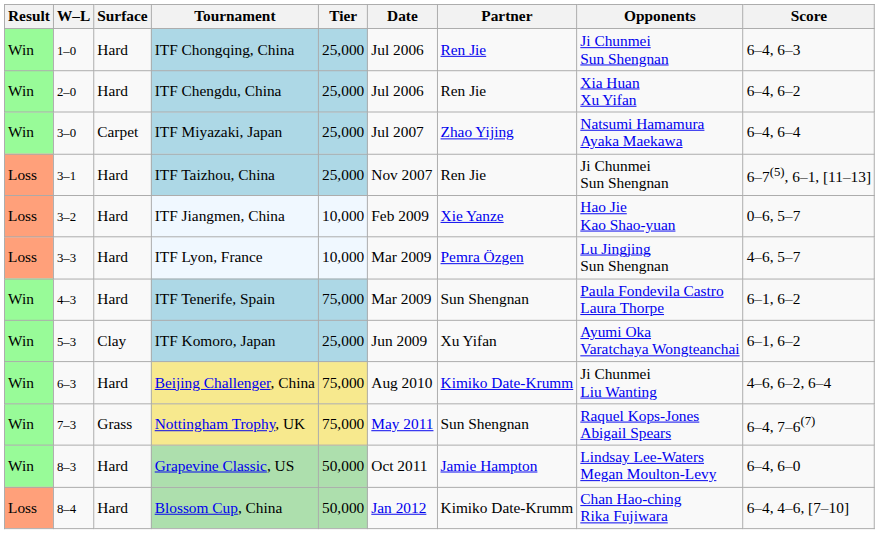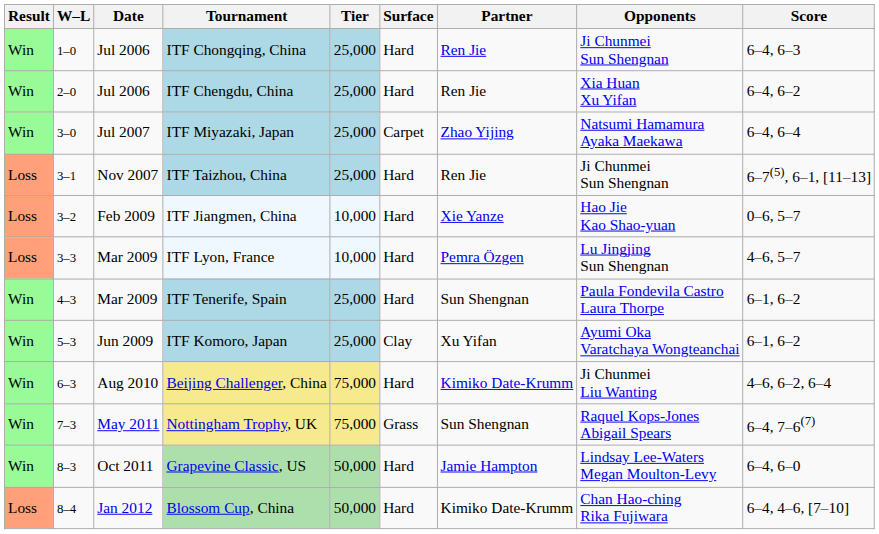columns swapped: (402, 16) <-> (122, 16)
(343, 299) 75,000 -> (355, 299) 25,000
